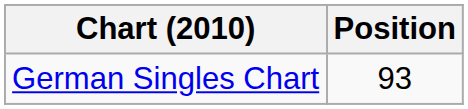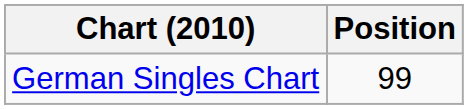(395, 78) 93 -> (395, 78) 99
